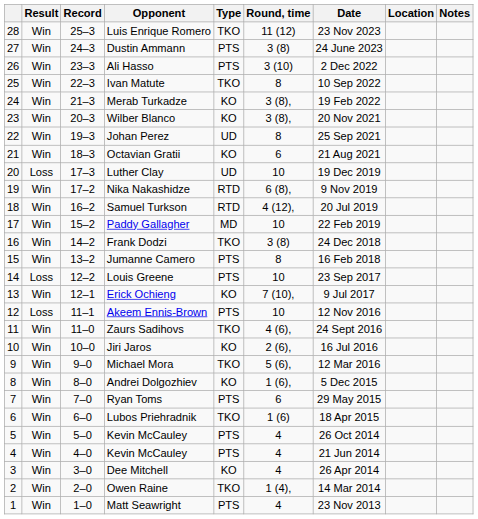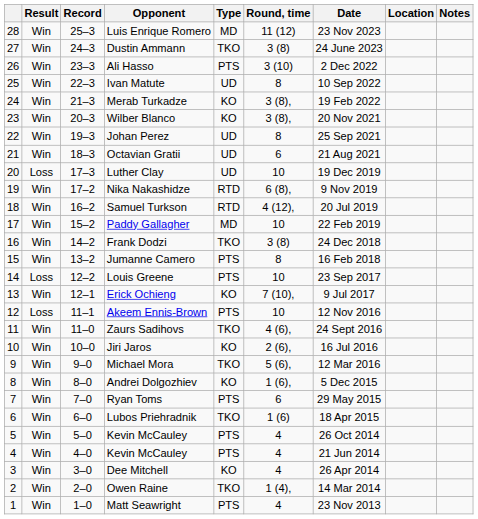(229, 31) TKO -> (229, 31) MD
(229, 48) PTS -> (229, 48) TKO
(229, 84) TKO -> (229, 84) UD
(229, 154) KO -> (229, 154) UD
